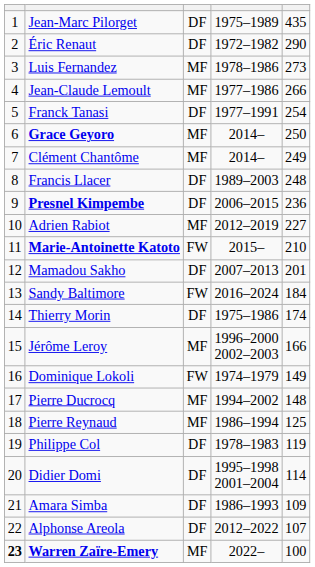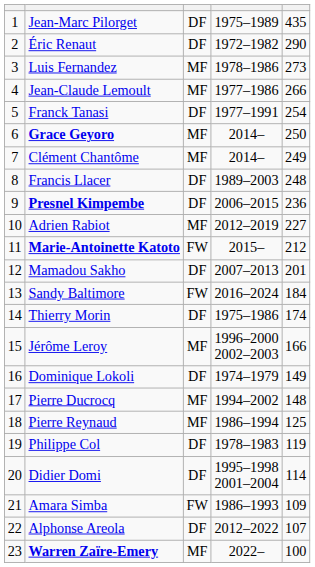(296, 248) 210 -> (296, 248) 212
(197, 377) FW -> (197, 377) DF
(197, 506) DF -> (197, 506) FW
(15, 551) bold -> (15, 551) normal
